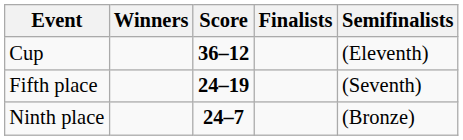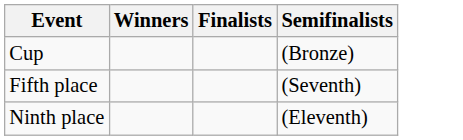- column: (224, 20)
(385, 53) (Eleventh) -> (318, 53) (Bronze)
(378, 118) (Bronze) -> (325, 118) (Eleventh)
